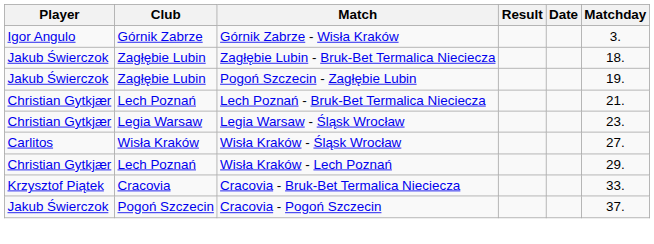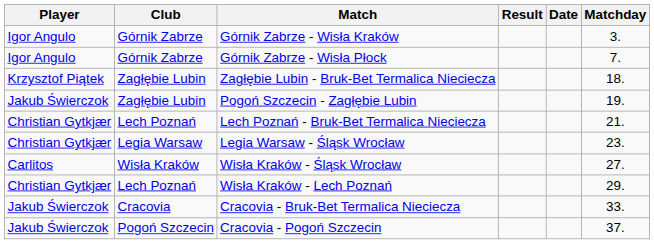+ row: (303, 57)
(58, 57) Jakub Świerczok -> (56, 79) Krzysztof Piątek
(56, 185) Krzysztof Piątek -> (58, 206) Jakub Świerczok
